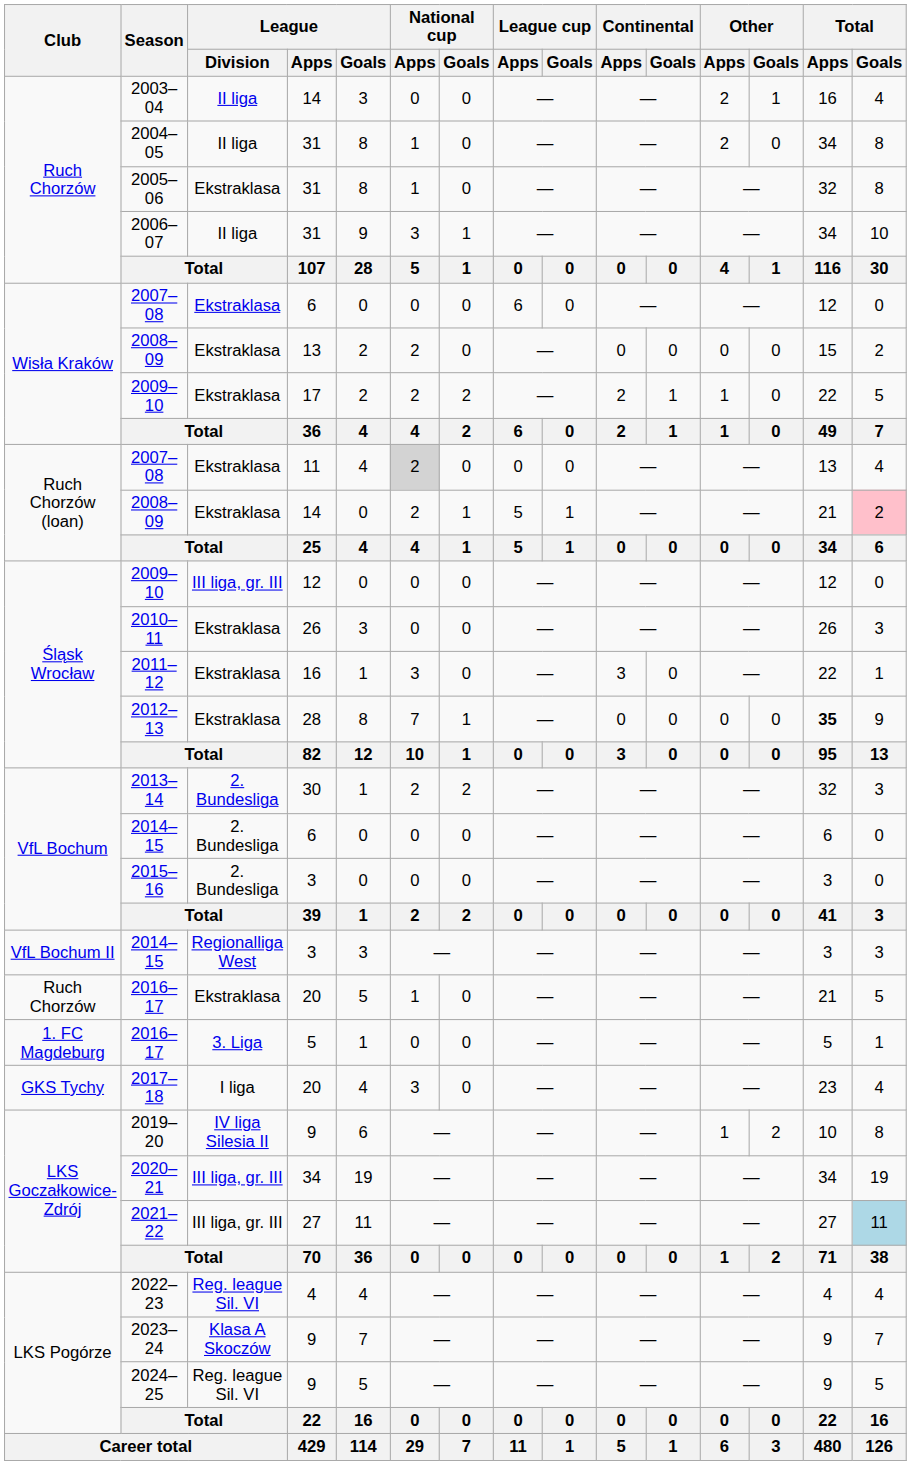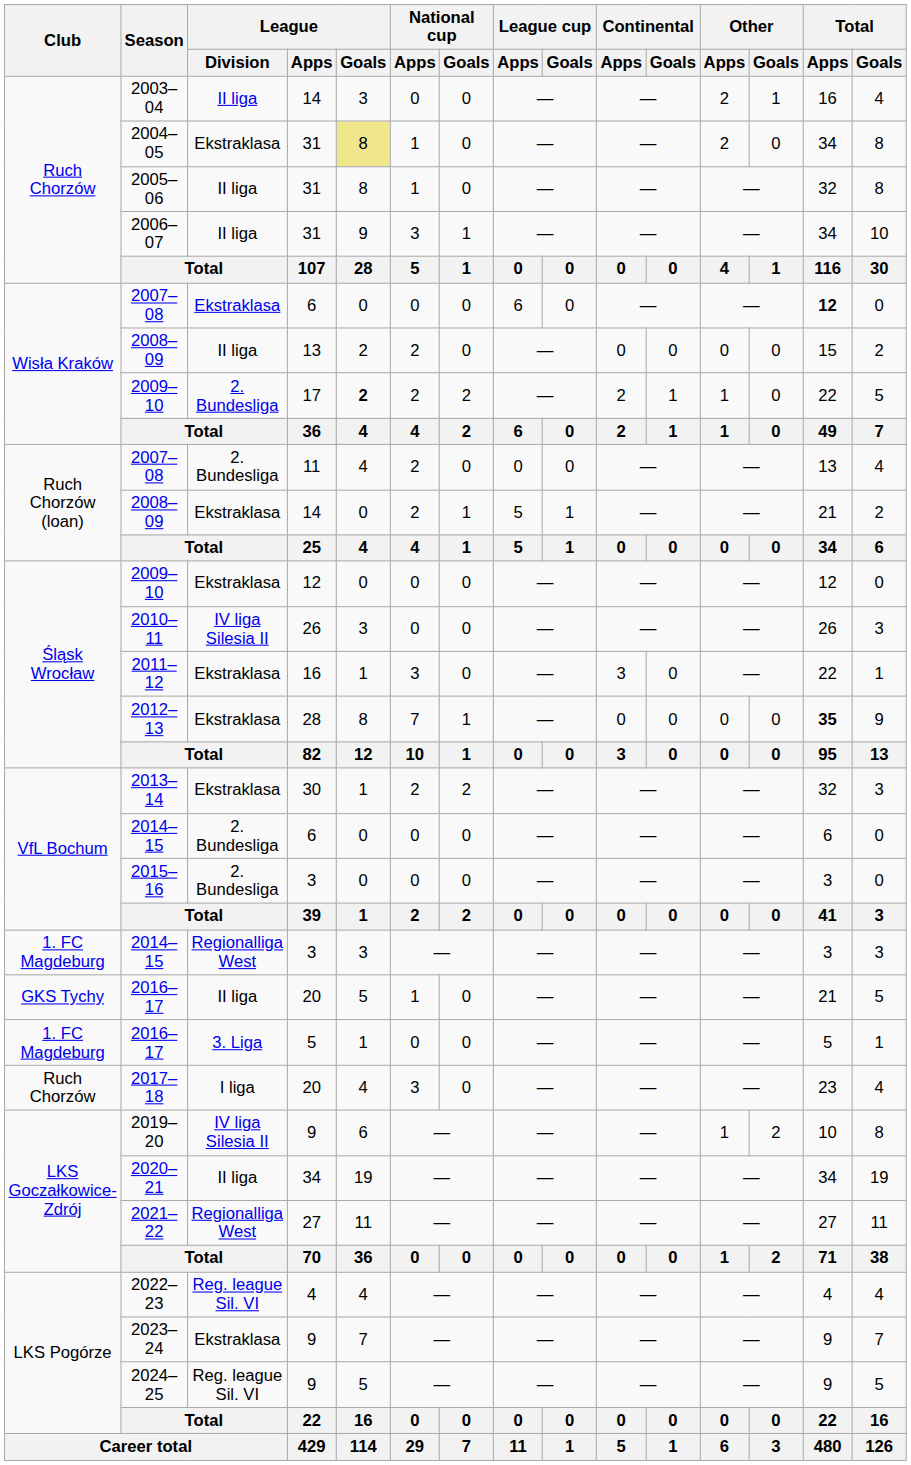(237, 143) II liga -> (237, 143) Ekstraklasa
(363, 143) no background -> (363, 143) khaki background
(237, 188) Ekstraklasa -> (237, 188) II liga
(828, 305) normal -> (828, 305) bold
(237, 350) Ekstraklasa -> (237, 350) II liga
(237, 395) Ekstraklasa -> (237, 395) 2. Bundesliga
(363, 395) normal -> (363, 395) bold
(237, 467) Ekstraklasa -> (237, 467) 2. Bundesliga
(415, 467) lightgrey background -> (415, 467) no background
(879, 512) pink background -> (879, 512) no background
(237, 583) III liga, gr. III -> (237, 583) Ekstraklasa
(237, 628) Ekstraklasa -> (237, 628) IV liga Silesia II
(237, 790) 2. Bundesliga -> (237, 790) Ekstraklasa
(63, 952) VfL Bochum II -> (63, 952) 1. FC Magdeburg
(63, 997) Ruch Chorzów -> (63, 997) GKS Tychy
(237, 997) Ekstraklasa -> (237, 997) II liga
(63, 1087) GKS Tychy -> (63, 1087) Ruch Chorzów
(237, 1177) III liga, gr. III -> (237, 1177) II liga
(237, 1222) III liga, gr. III -> (237, 1222) Regionalliga West
(879, 1222) lightblue background -> (879, 1222) no background
(237, 1339) Klasa A Skoczów -> (237, 1339) Ekstraklasa
